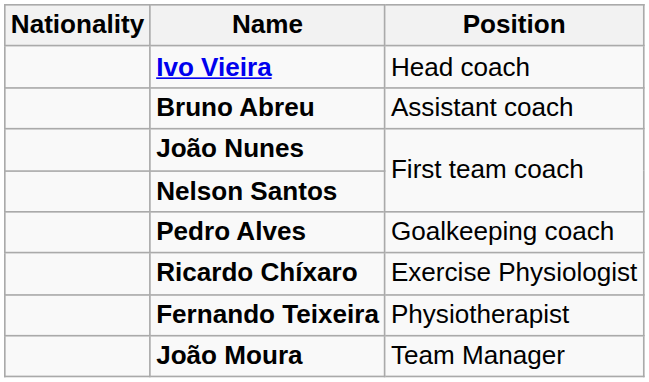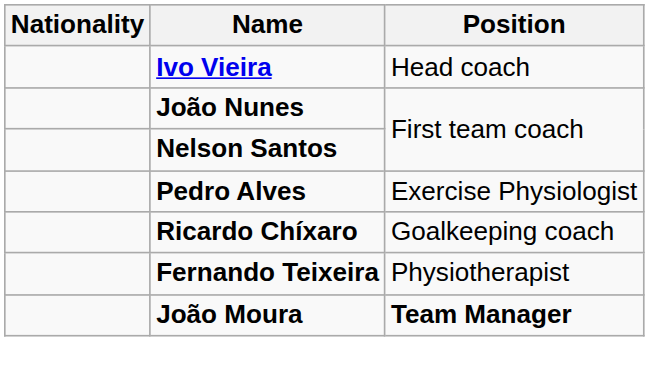- row: (235, 107)
(503, 231) Goalkeeping coach -> (514, 190) Exercise Physiologist
(514, 273) Exercise Physiologist -> (503, 231) Goalkeeping coach
(478, 356) normal -> (481, 314) bold
